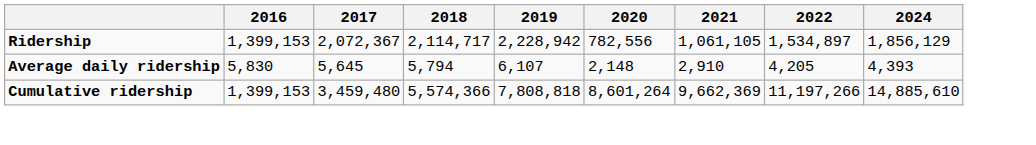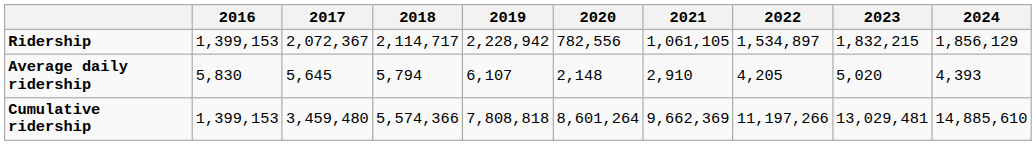+ column: (882, 17)
